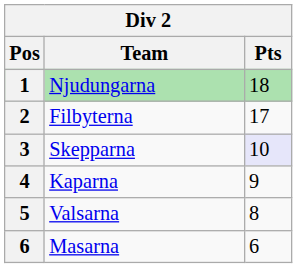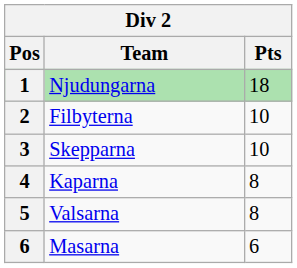(259, 117) 17 -> (259, 117) 10
(259, 149) lavender background -> (259, 149) no background
(254, 181) 9 -> (254, 181) 8
